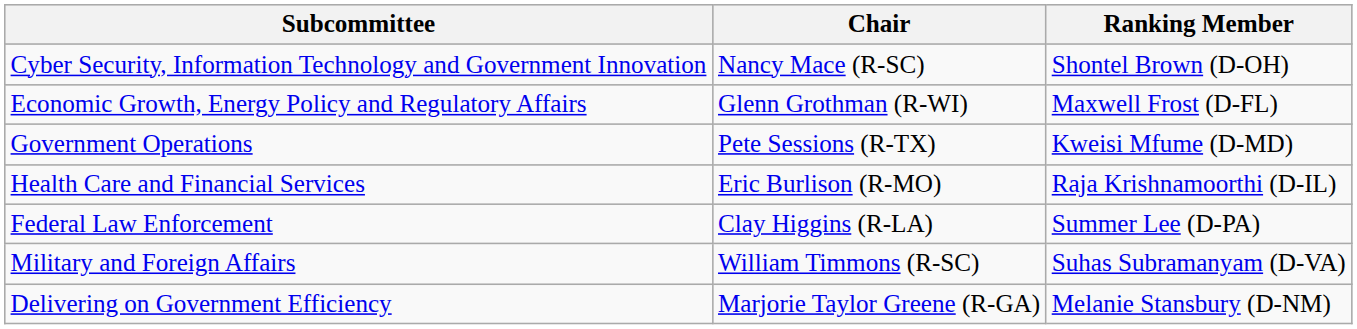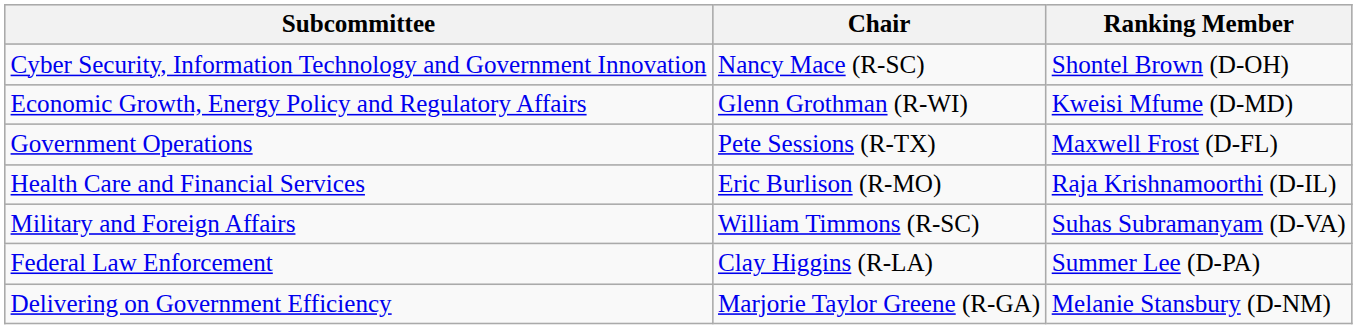(1165, 104) Maxwell Frost (D-FL) -> (1172, 104) Kweisi Mfume (D-MD)
(1172, 143) Kweisi Mfume (D-MD) -> (1165, 143) Maxwell Frost (D-FL)
rows swapped: (153, 263) <-> (142, 223)
